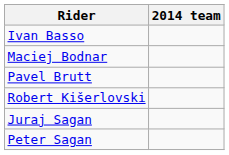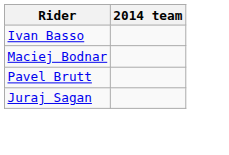- row: (77, 98)
- row: (50, 139)
